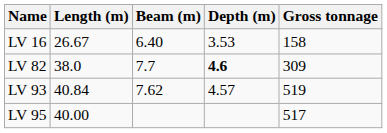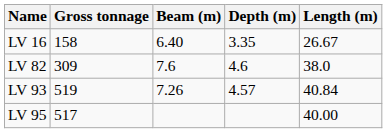columns swapped: (91, 16) <-> (330, 16)
(222, 41) 3.53 -> (242, 41) 3.35
(145, 66) 7.7 -> (166, 66) 7.6
(218, 66) bold -> (238, 66) normal
(149, 90) 7.62 -> (170, 90) 7.26
